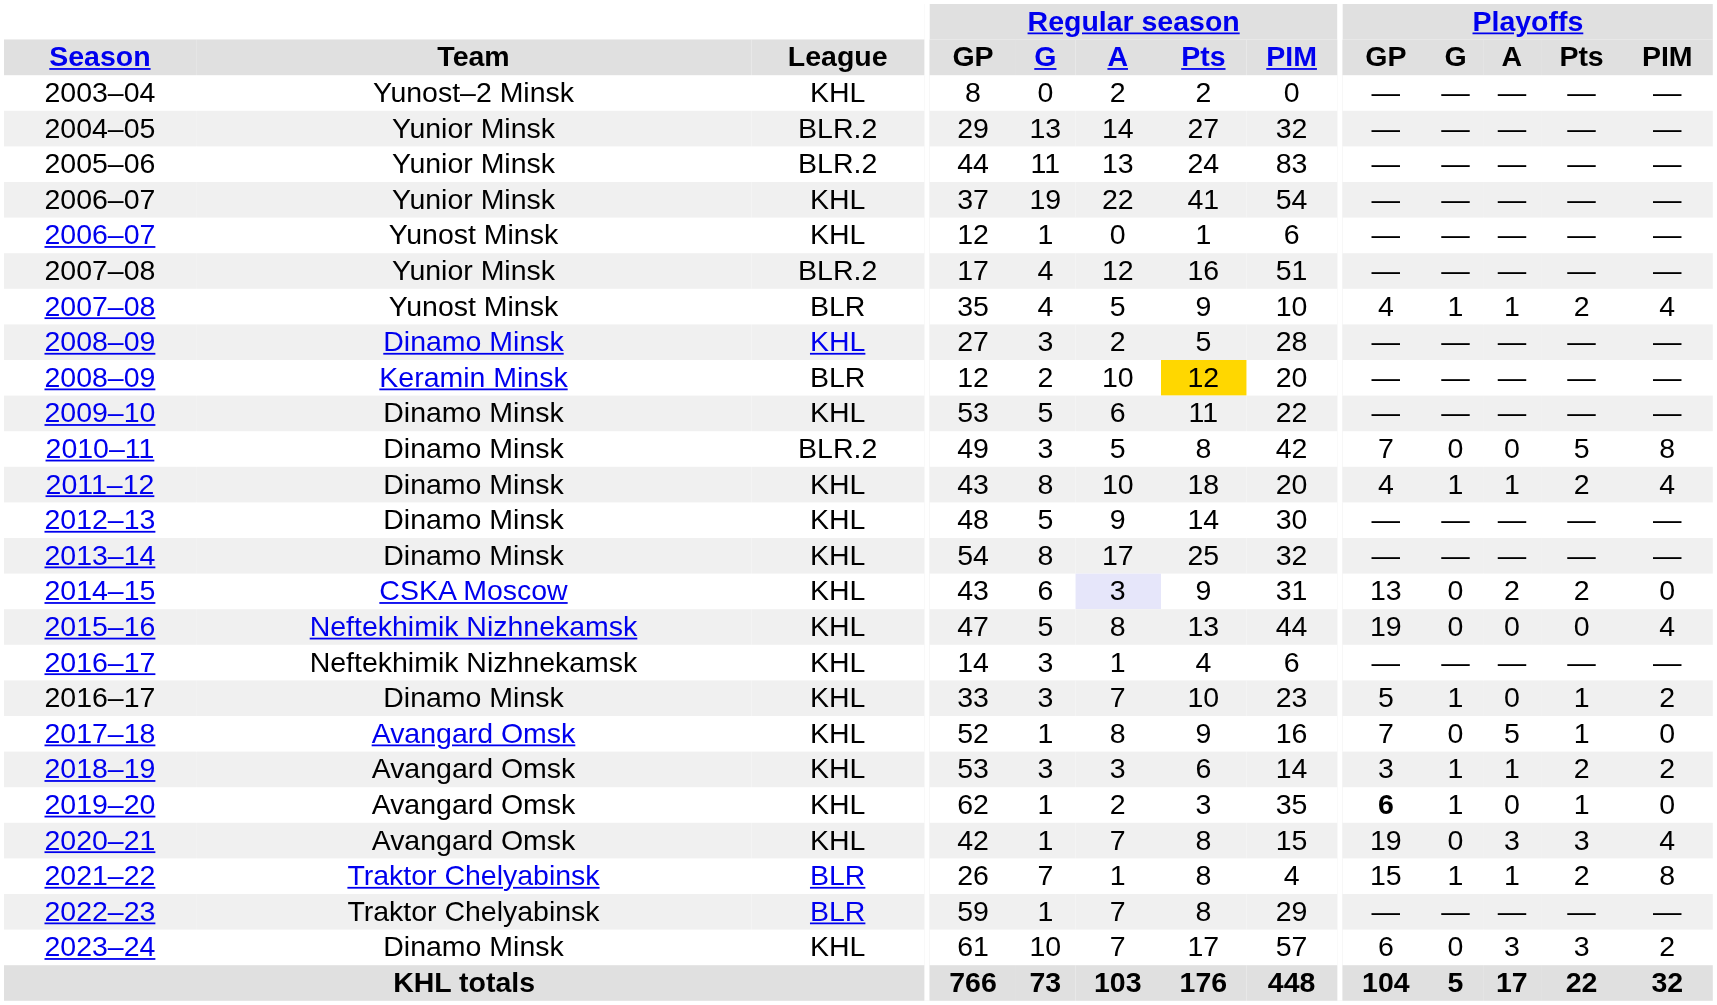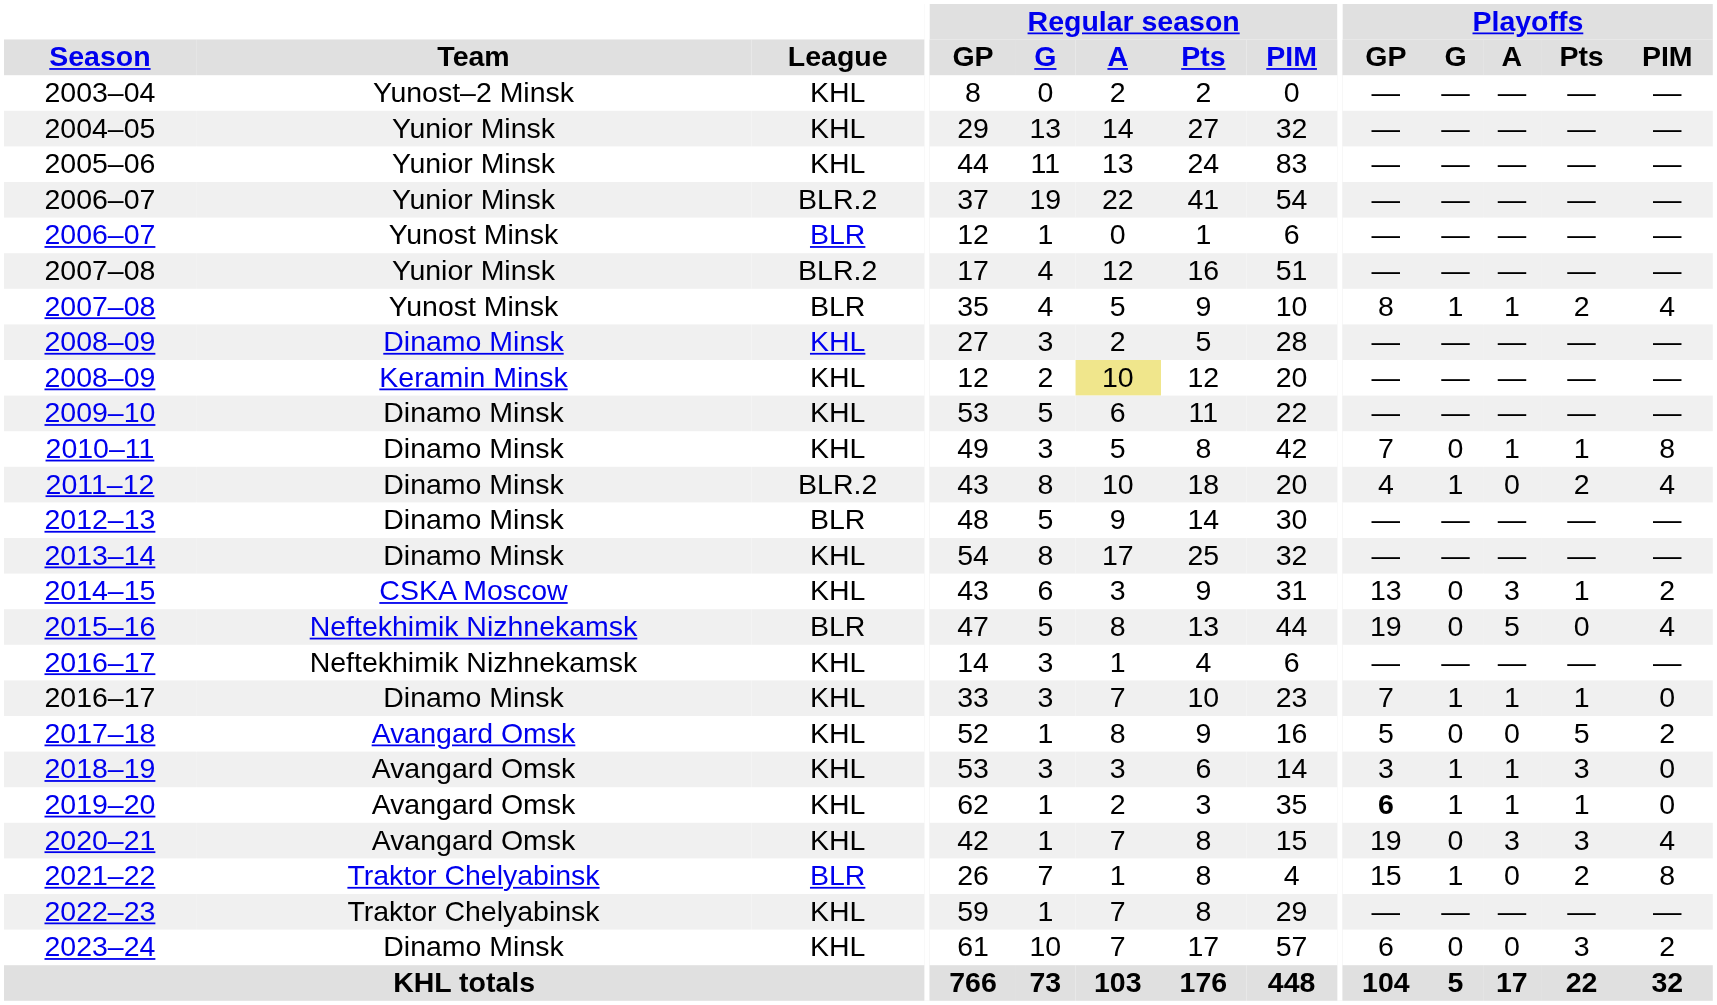(838, 128) BLR.2 -> (838, 128) KHL
(838, 163) BLR.2 -> (838, 163) KHL
(838, 199) KHL -> (838, 199) BLR.2
(838, 235) KHL -> (838, 235) BLR
(1386, 306) 4 -> (1386, 306) 8
(838, 377) BLR -> (838, 377) KHL
(1118, 377) no background -> (1118, 377) khaki background
(1203, 377) gold background -> (1203, 377) no background
(838, 448) BLR.2 -> (838, 448) KHL
(1512, 448) 0 -> (1512, 448) 1
(1582, 448) 5 -> (1582, 448) 1
(838, 484) KHL -> (838, 484) BLR.2
(1512, 484) 1 -> (1512, 484) 0
(838, 519) KHL -> (838, 519) BLR
(1118, 591) lavender background -> (1118, 591) no background
(1512, 591) 2 -> (1512, 591) 3
(1582, 591) 2 -> (1582, 591) 1
(1667, 591) 0 -> (1667, 591) 2
(838, 626) KHL -> (838, 626) BLR
(1512, 626) 0 -> (1512, 626) 5
(1386, 697) 5 -> (1386, 697) 7
(1512, 697) 0 -> (1512, 697) 1
(1667, 697) 2 -> (1667, 697) 0
(1386, 733) 7 -> (1386, 733) 5
(1512, 733) 5 -> (1512, 733) 0
(1582, 733) 1 -> (1582, 733) 5
(1667, 733) 0 -> (1667, 733) 2
(1582, 769) 2 -> (1582, 769) 3
(1667, 769) 2 -> (1667, 769) 0
(1512, 804) 0 -> (1512, 804) 1
(1512, 875) 1 -> (1512, 875) 0
(838, 911) BLR -> (838, 911) KHL
(1512, 947) 3 -> (1512, 947) 0
